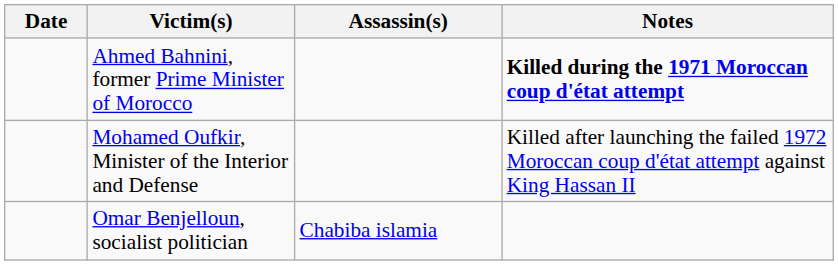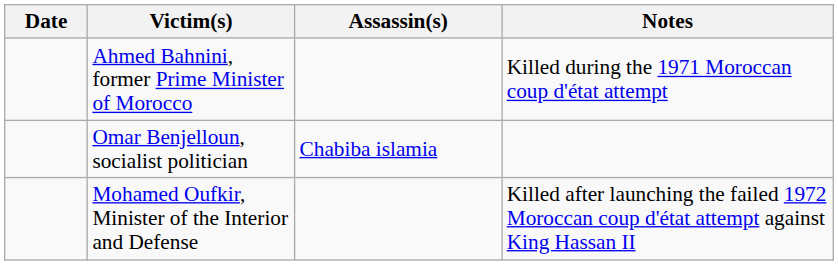(657, 79) bold -> (649, 79) normal
rows swapped: (190, 160) <-> (170, 230)
